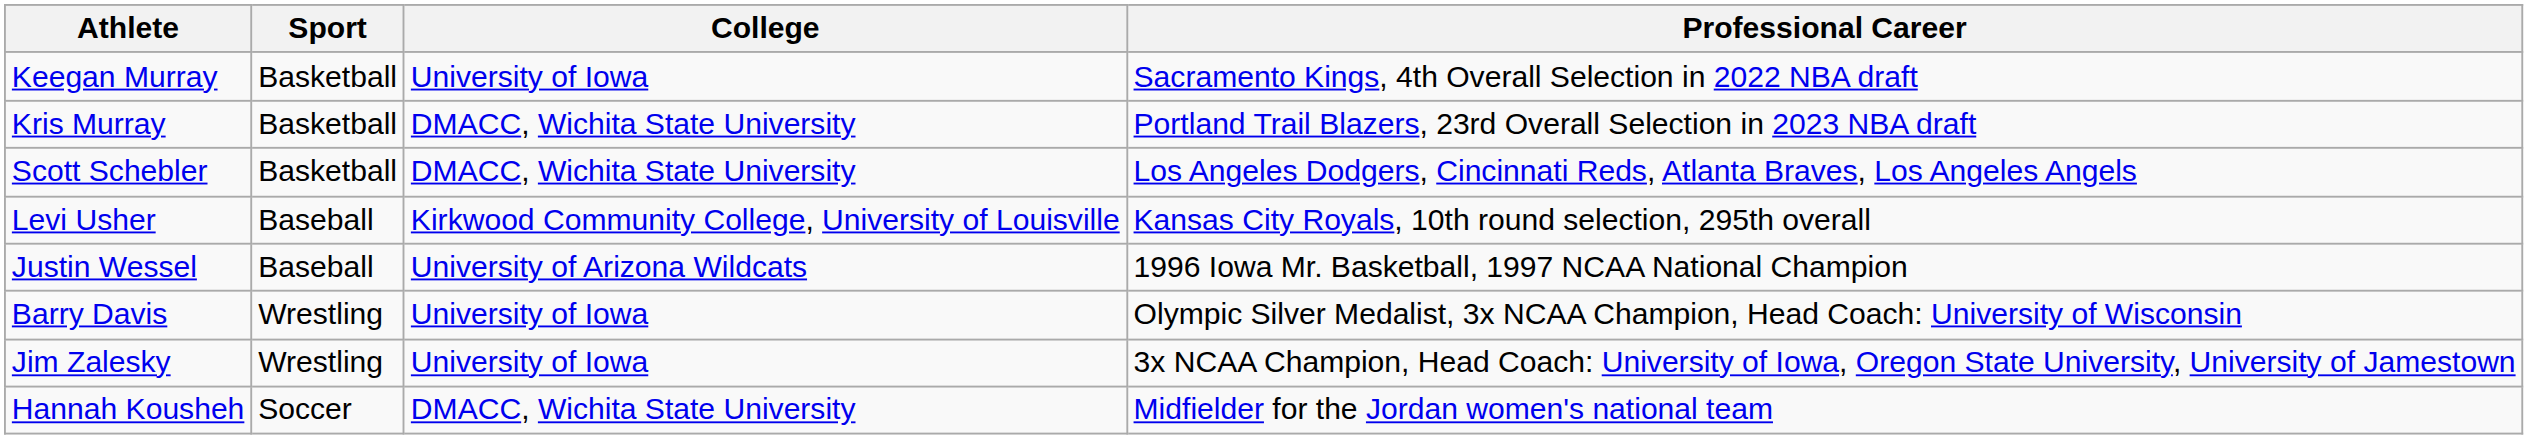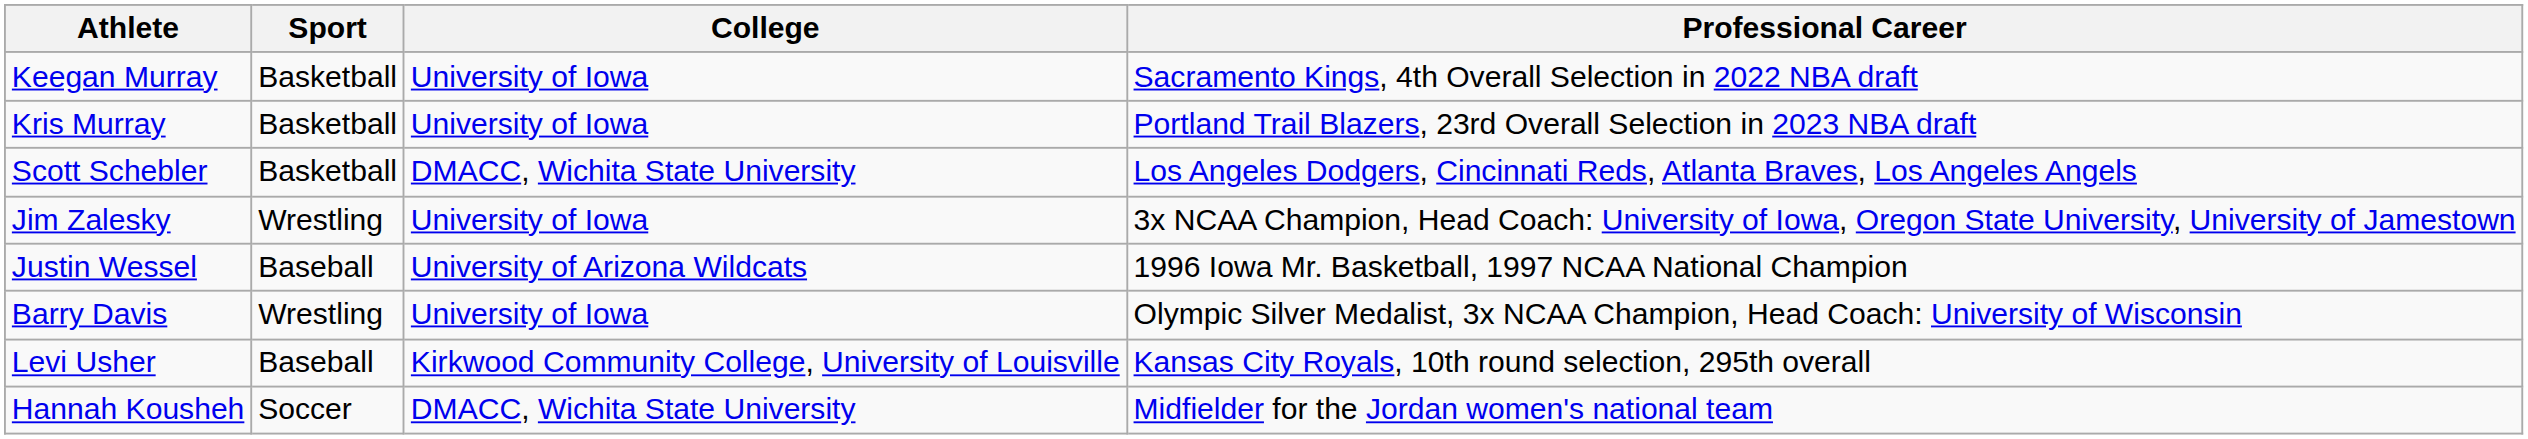(633, 123) DMACC, Wichita State University -> (530, 123) University of Iowa
rows swapped: (84, 219) <-> (91, 362)
